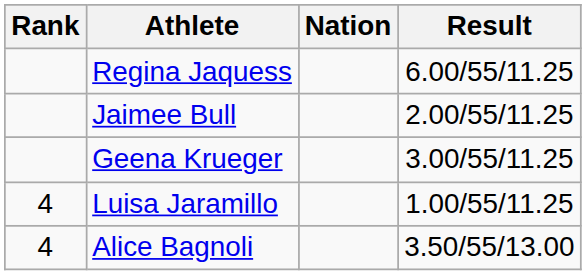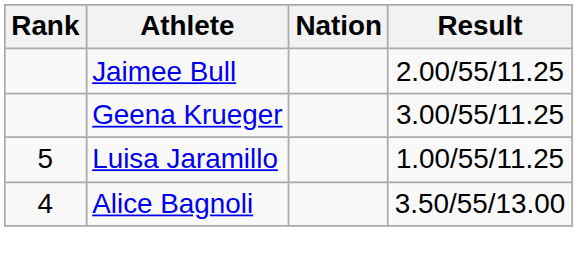- row: (192, 70)
(45, 203) 4 -> (45, 159) 5
